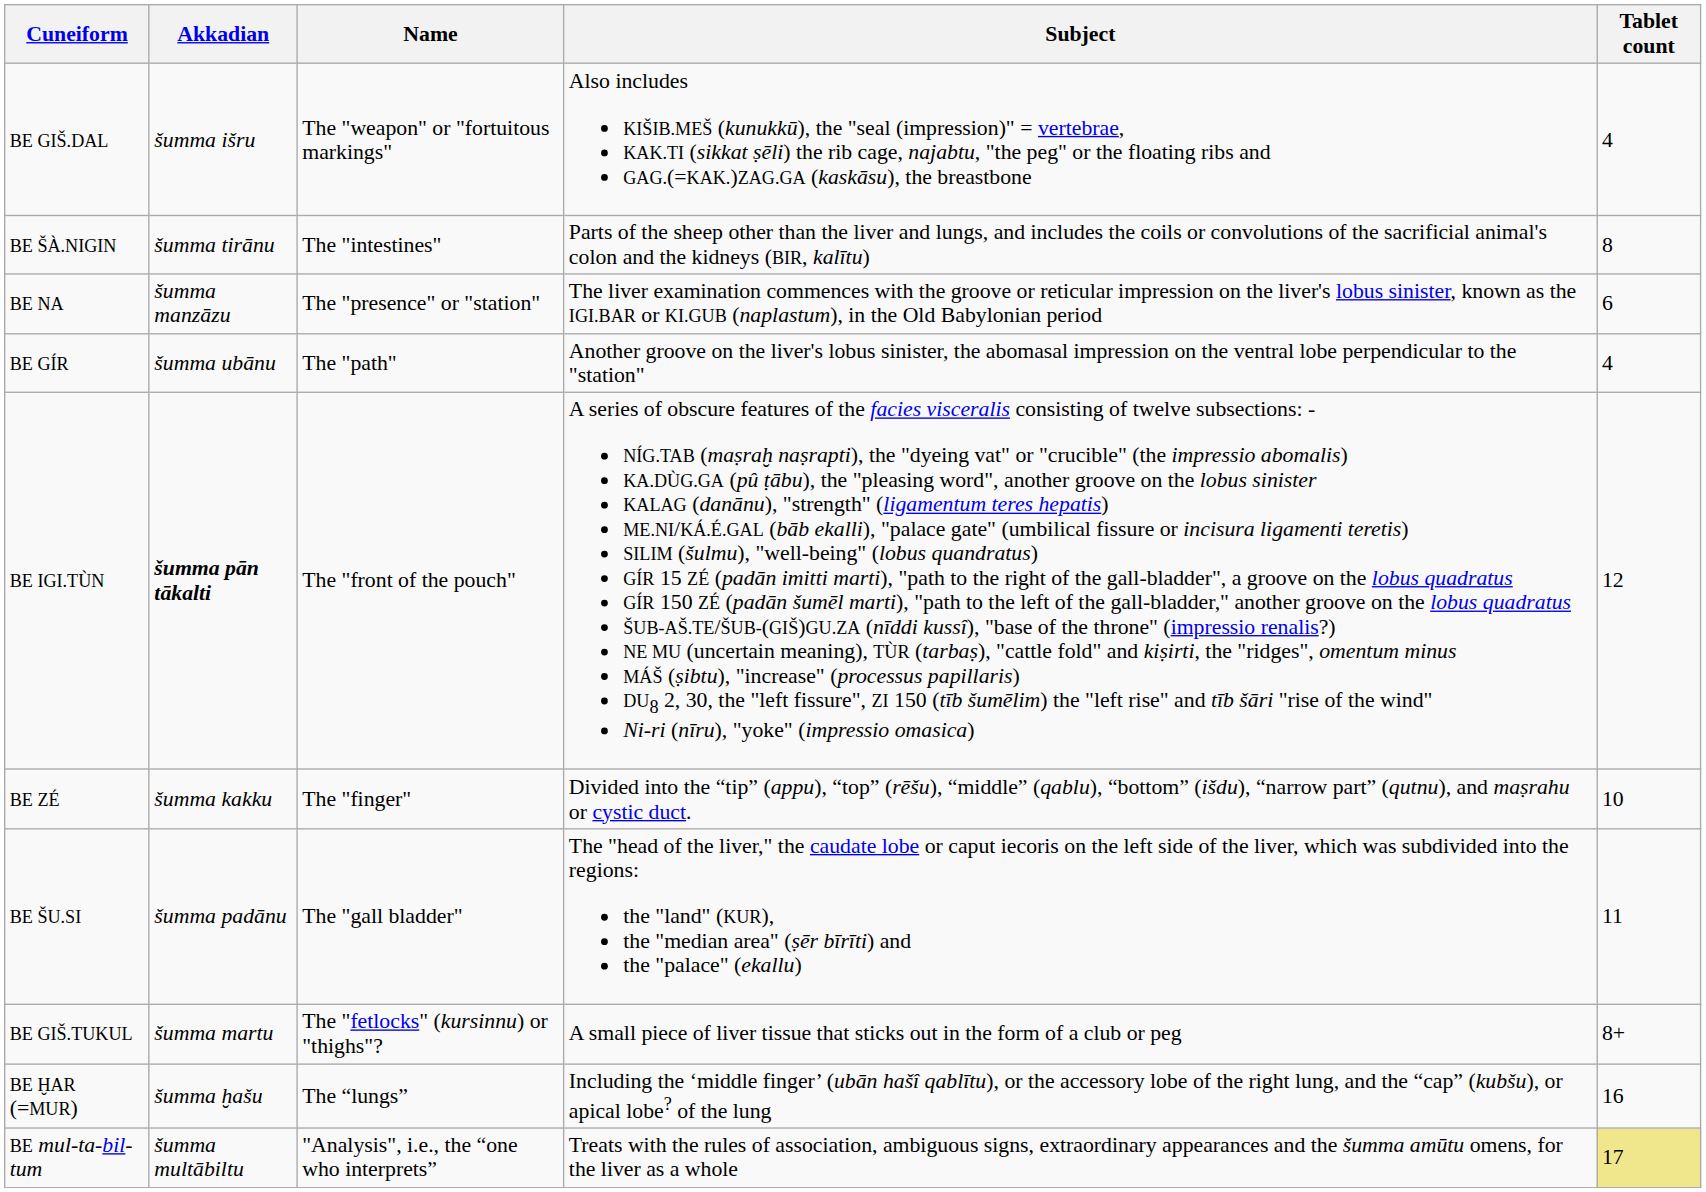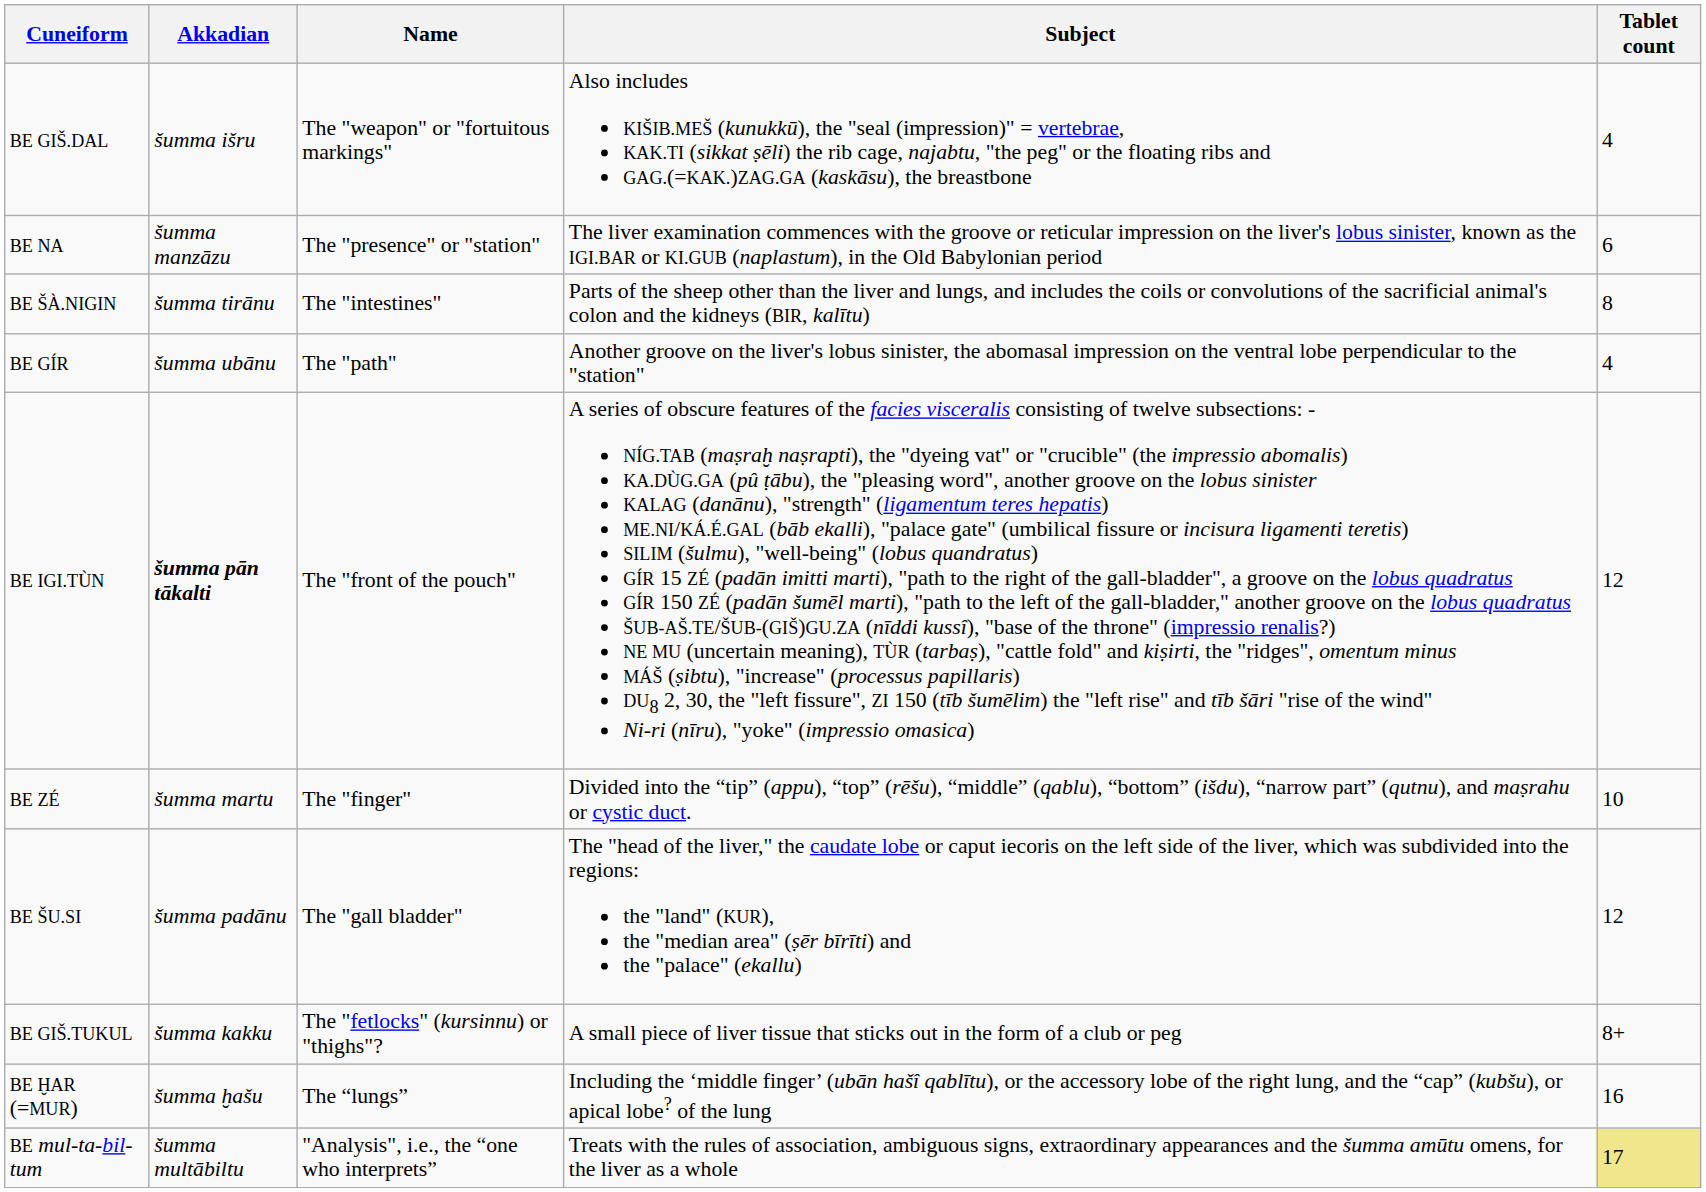rows swapped: (63, 245) <-> (37, 304)
(213, 798) šumma kakku -> (214, 798) šumma martu
(1612, 916) 11 -> (1613, 916) 12
(214, 1033) šumma martu -> (213, 1033) šumma kakku
